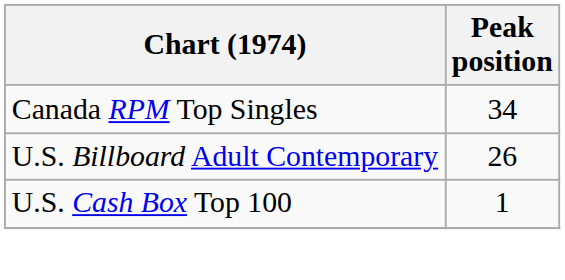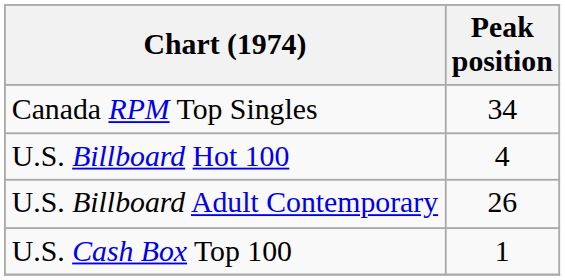+ row: (151, 155)
